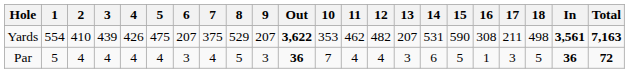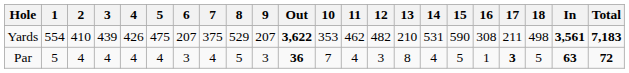(407, 36) 207 -> (407, 36) 210
(606, 36) 7,163 -> (606, 36) 7,183
(381, 57) 4 -> (381, 57) 3
(407, 57) 3 -> (407, 57) 8
(434, 57) 6 -> (434, 57) 4
(512, 57) normal -> (512, 57) bold
(570, 57) 36 -> (570, 57) 63
